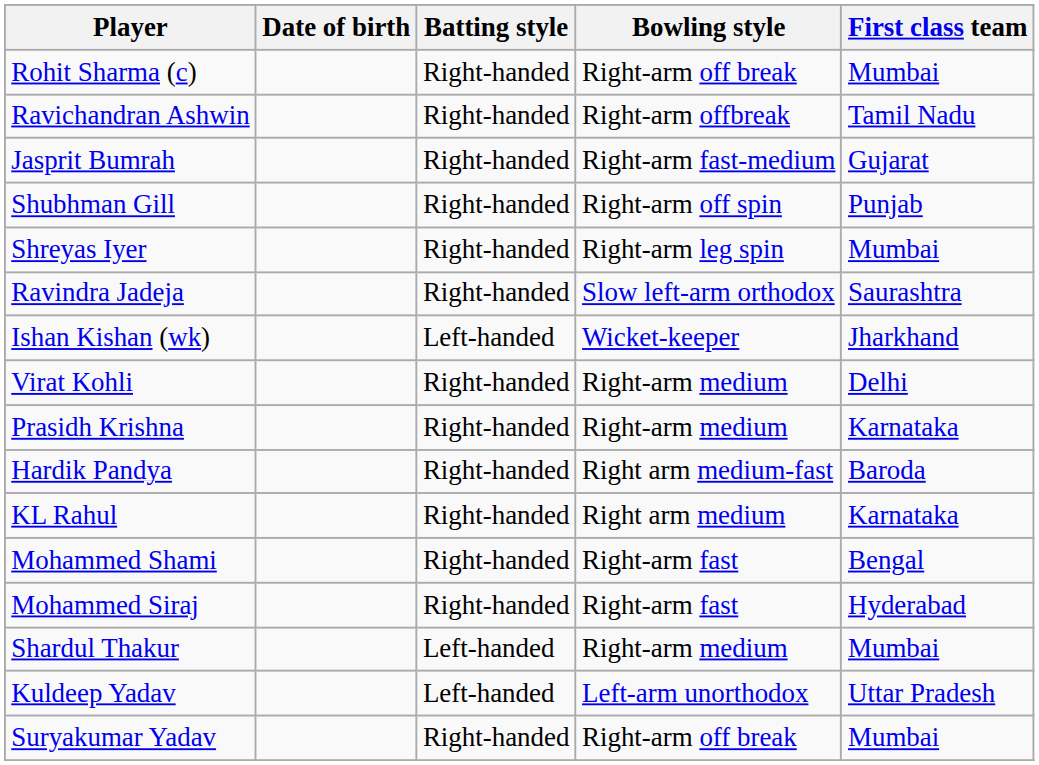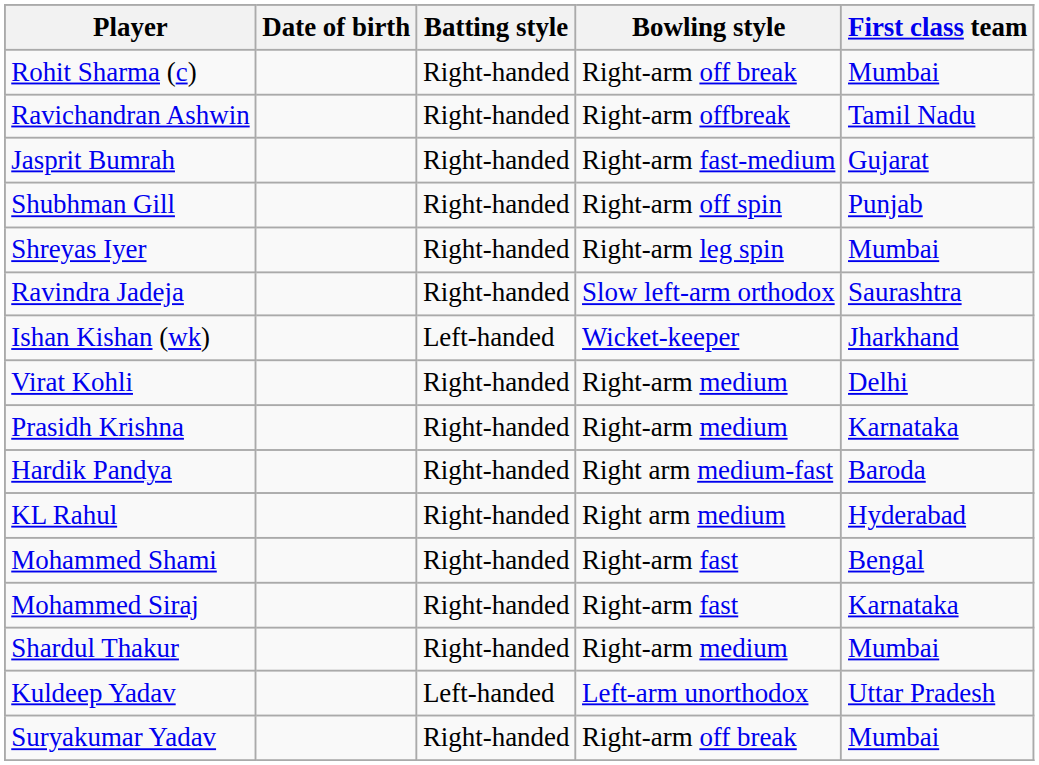(903, 515) Karnataka -> (907, 515) Hyderabad
(907, 604) Hyderabad -> (903, 604) Karnataka
(489, 648) Left-handed -> (496, 648) Right-handed
